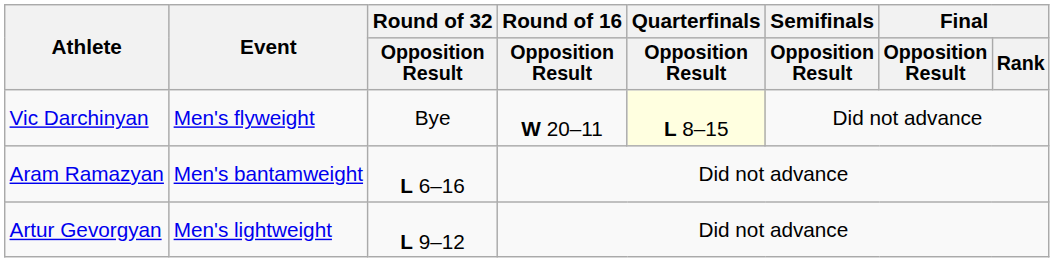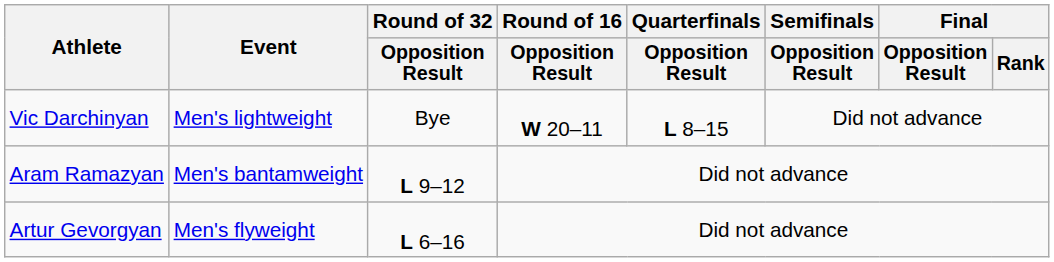(244, 118) Men's flyweight -> (253, 118) Men's lightweight
(696, 130) lightyellow background -> (696, 130) no background
(433, 186) L 6–16 -> (433, 186) L 9–12
(253, 230) Men's lightweight -> (244, 230) Men's flyweight
(433, 241) L 9–12 -> (433, 241) L 6–16
